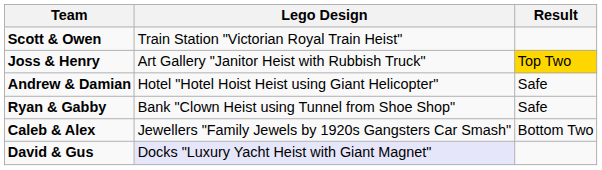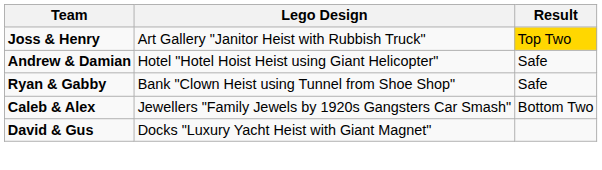- row: (55, 38)
(285, 152) lavender background -> (285, 130) no background
